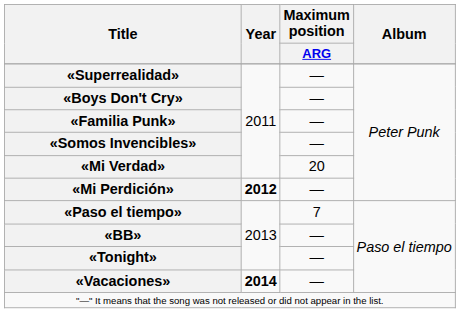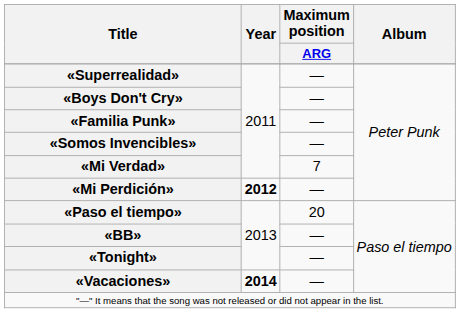(317, 166) 20 -> (317, 166) 7
(317, 212) 7 -> (317, 212) 20
